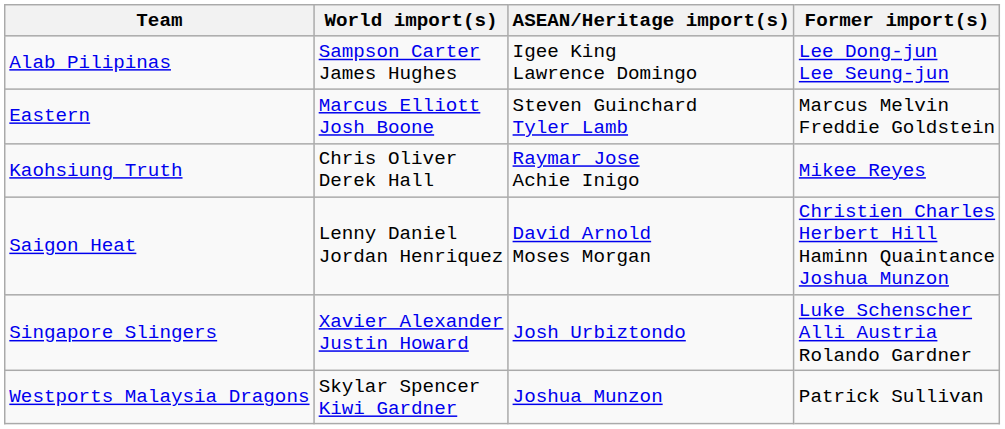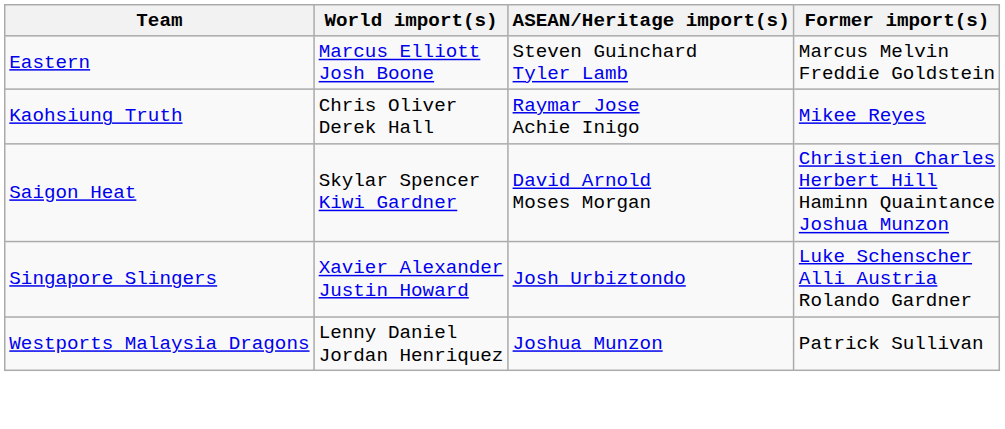- row: (90, 63)
(411, 246) Lenny Daniel Jordan Henriquez -> (400, 192) Skylar Spencer Kiwi Gardner
(400, 397) Skylar Spencer Kiwi Gardner -> (411, 344) Lenny Daniel Jordan Henriquez
